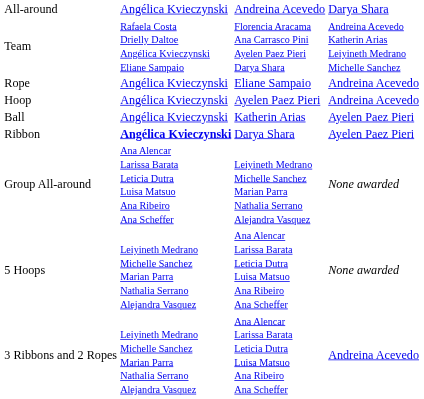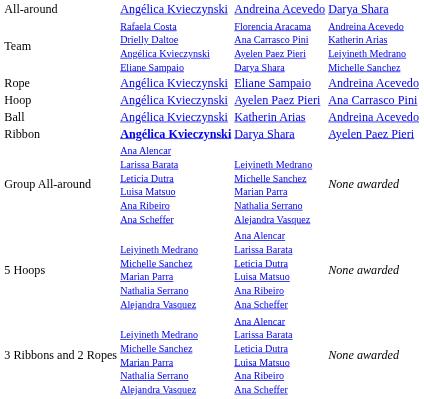(374, 100) Andreina Acevedo -> (373, 100) Ana Carrasco Pini
(371, 117) Ayelen Paez Pieri -> (374, 117) Andreina Acevedo
(374, 355) Andreina Acevedo -> (364, 355) None awarded
